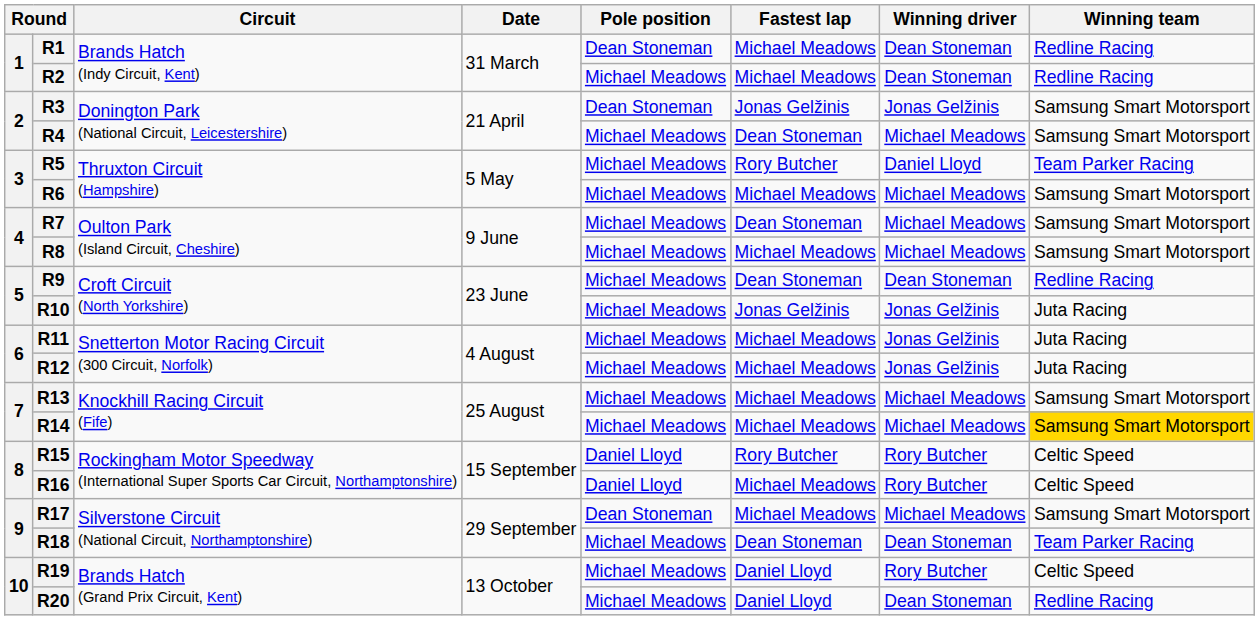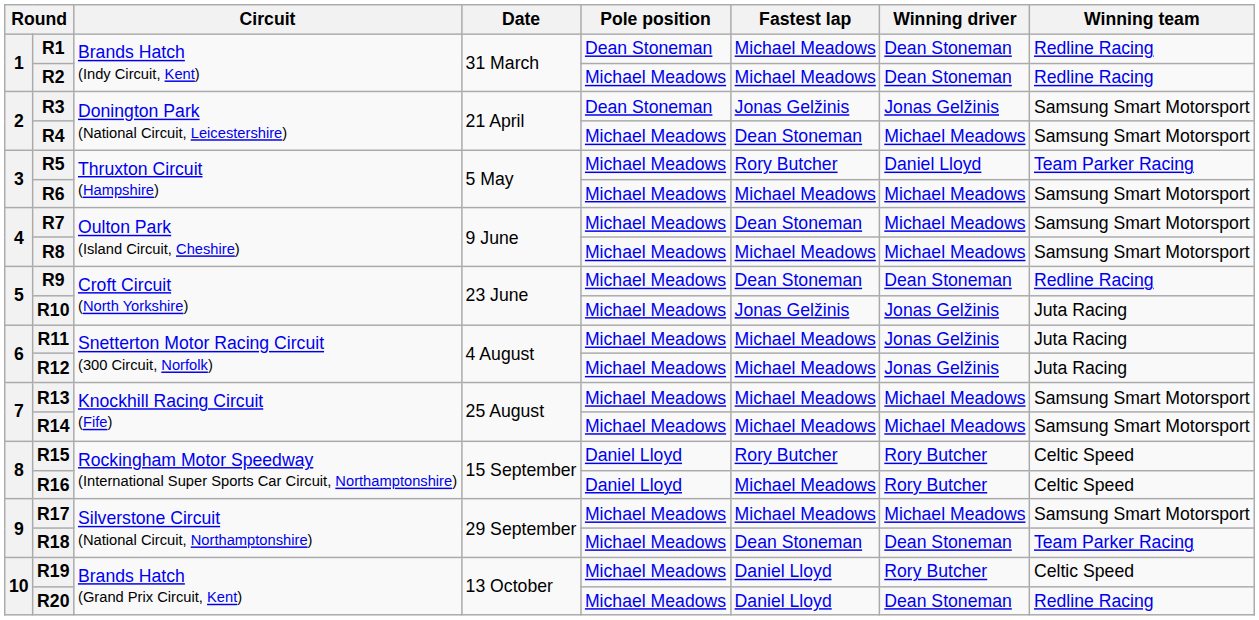(1142, 426) gold background -> (1142, 426) no background
(649, 514) Dean Stoneman -> (656, 514) Michael Meadows
